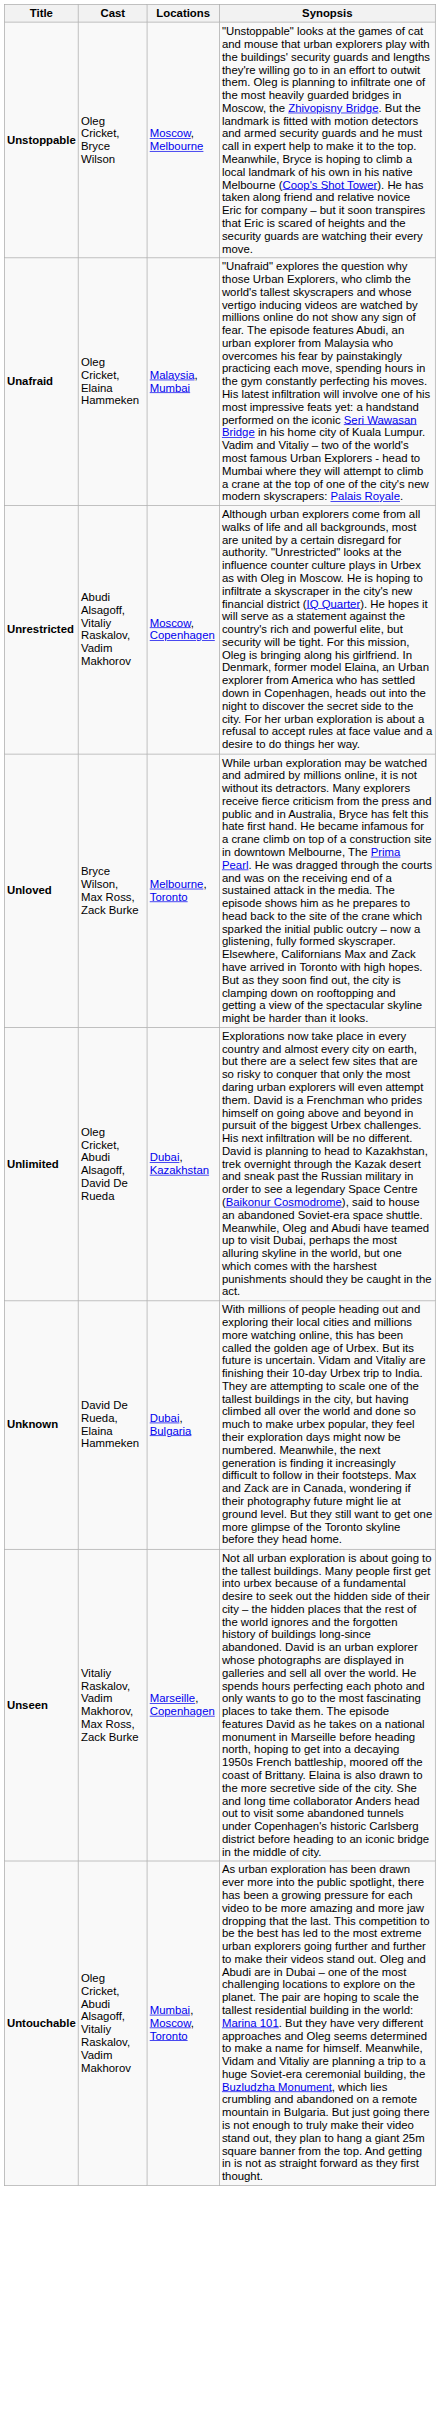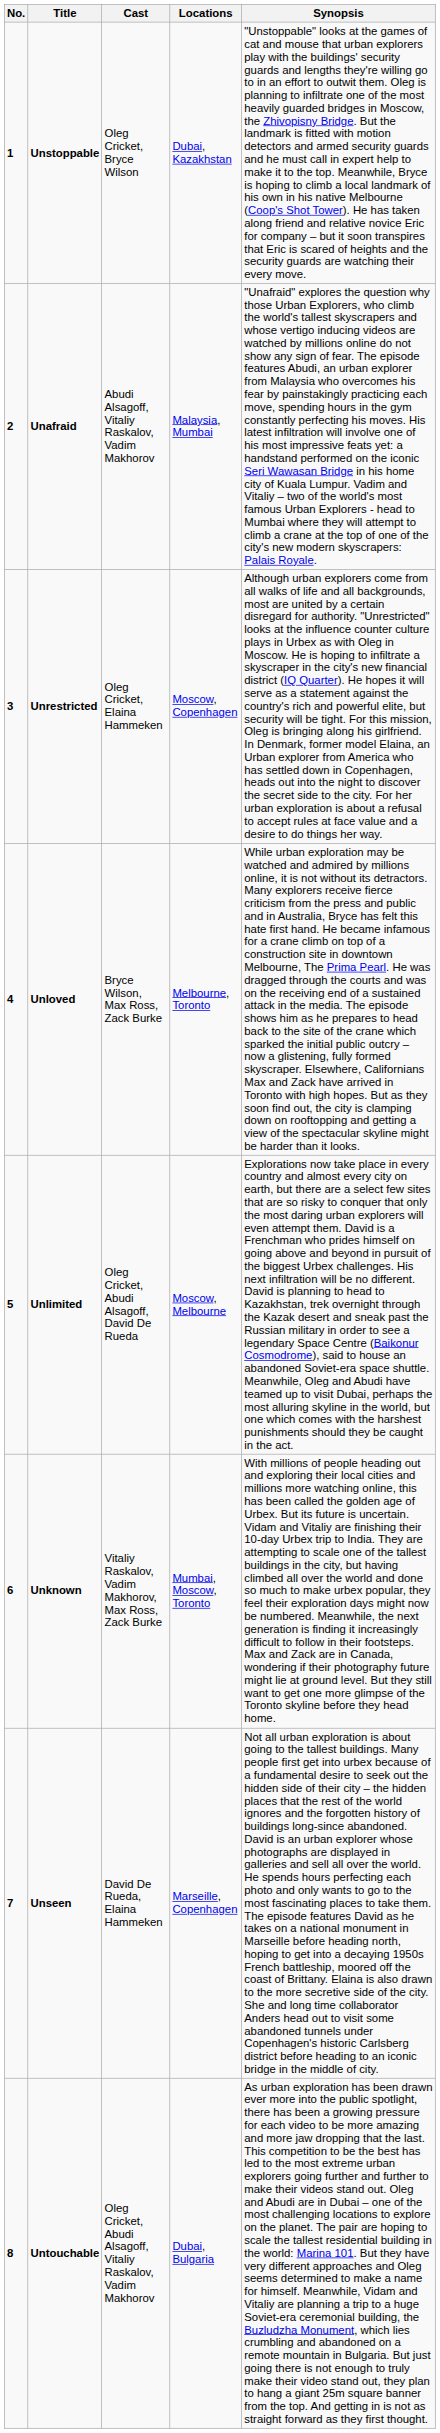+ column: (16, 13)
(177, 140) Moscow, Melbourne -> (202, 152) Dubai, Kazakhstan
(110, 381) Oleg Cricket, Elaina Hammeken -> (129, 426) Abudi Alsagoff, Vitaliy Raskalov, Vadim Makhorov
(106, 629) Abudi Alsagoff, Vitaliy Raskalov, Vadim Makhorov -> (134, 706) Oleg Cricket, Elaina Hammeken
(179, 1164) Dubai, Kazakhstan -> (199, 1304) Moscow, Melbourne
(110, 1425) David De Rueda, Elaina Hammeken -> (133, 1591) Vitaliy Raskalov, Vadim Makhorov, Max Ross, Zack Burke
(171, 1425) Dubai, Bulgaria -> (194, 1591) Mumbai, Moscow, Toronto
(110, 1705) Vitaliy Raskalov, Vadim Makhorov, Max Ross, Zack Burke -> (134, 1903) David De Rueda, Elaina Hammeken
(172, 2023) Mumbai, Moscow, Toronto -> (193, 2253) Dubai, Bulgaria
